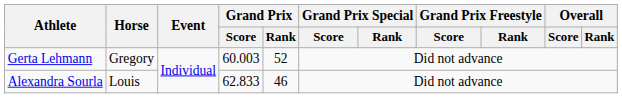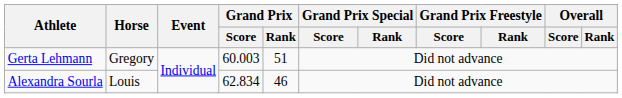(281, 59) 52 -> (281, 59) 51
(241, 81) 62.833 -> (241, 81) 62.834
